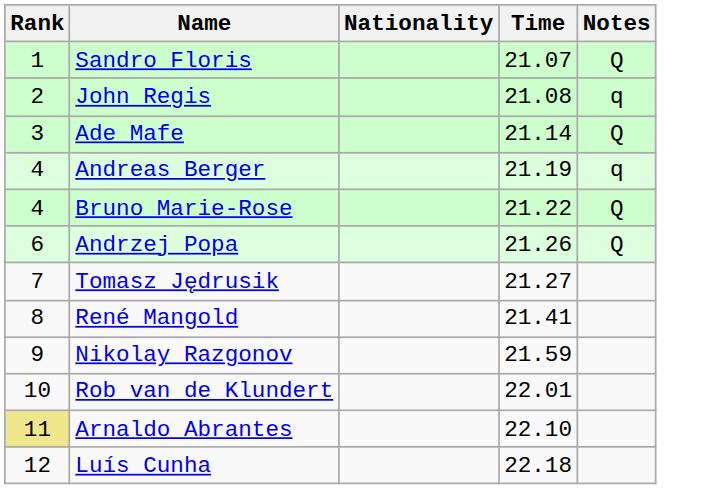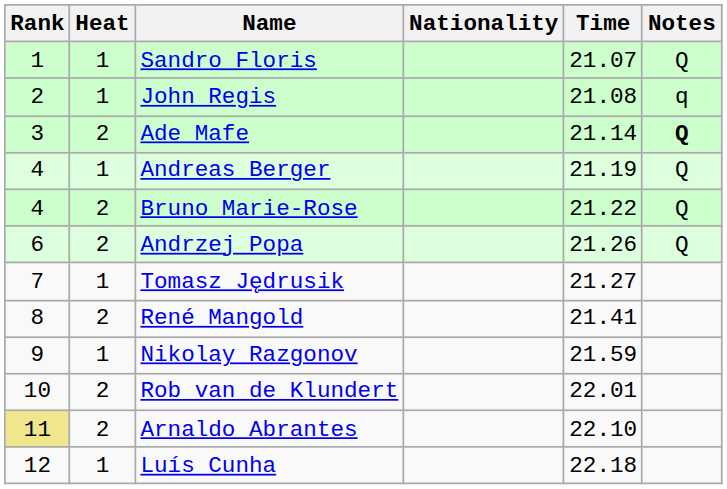+ column: (103, 23)
(617, 134) normal -> (682, 134) bold
(617, 171) q -> (682, 171) Q
